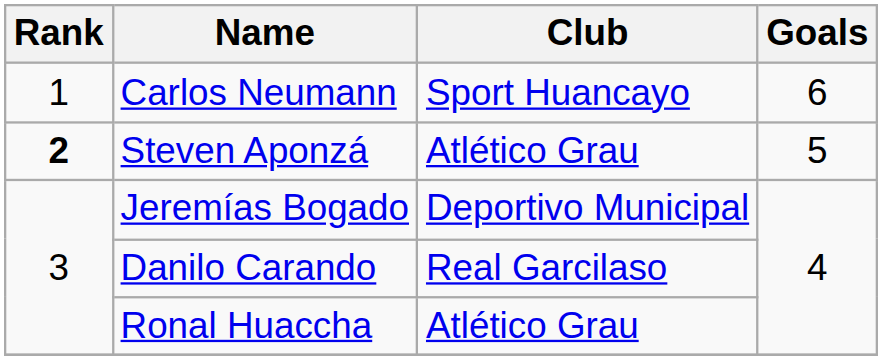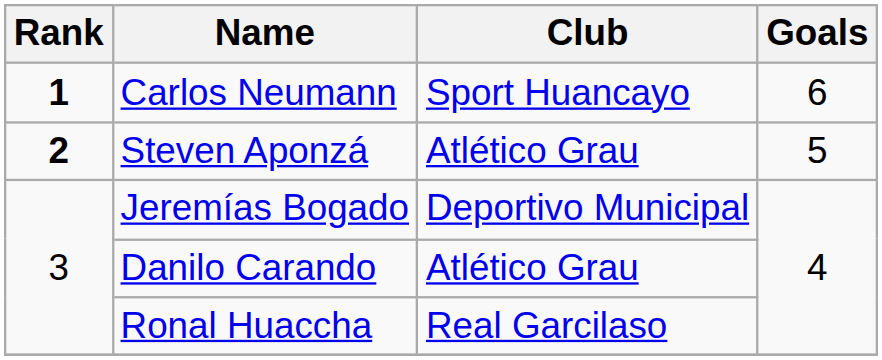(59, 92) normal -> (59, 92) bold
(547, 267) Real Garcilaso -> (532, 267) Atlético Grau
(532, 325) Atlético Grau -> (547, 325) Real Garcilaso
